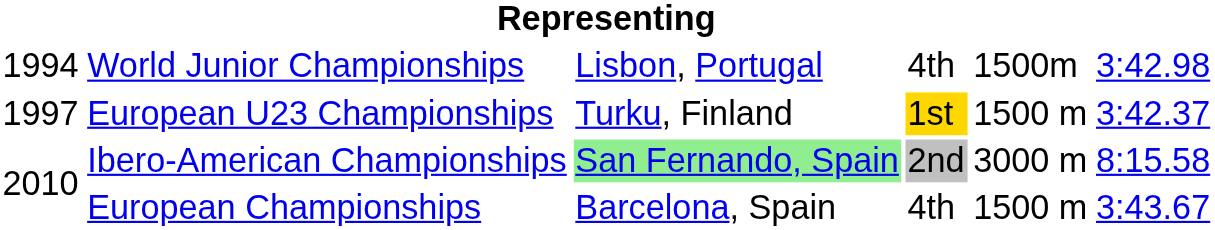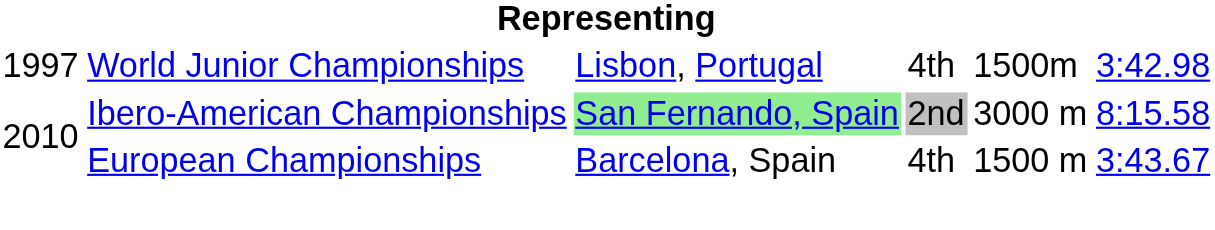(41, 66) 1994 -> (41, 66) 1997
- row: (320, 113)
